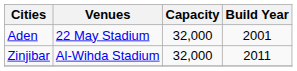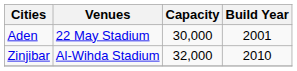(193, 35) 32,000 -> (193, 35) 30,000
(257, 55) 2011 -> (257, 55) 2010
